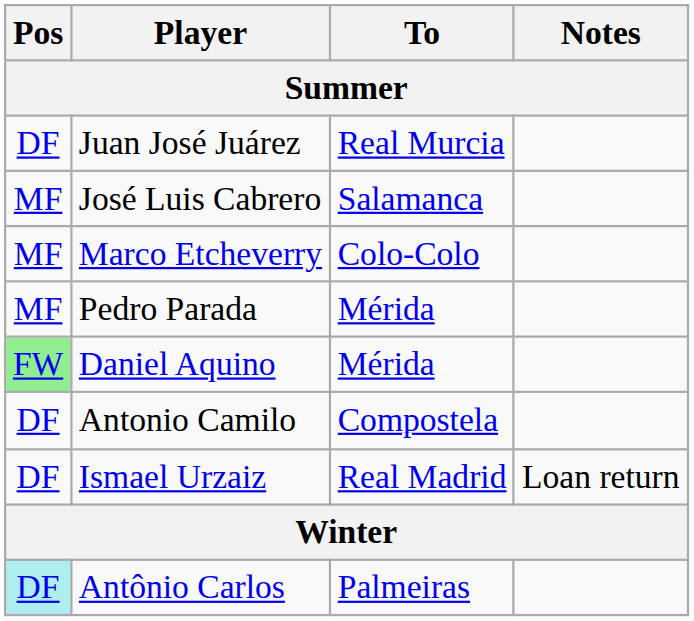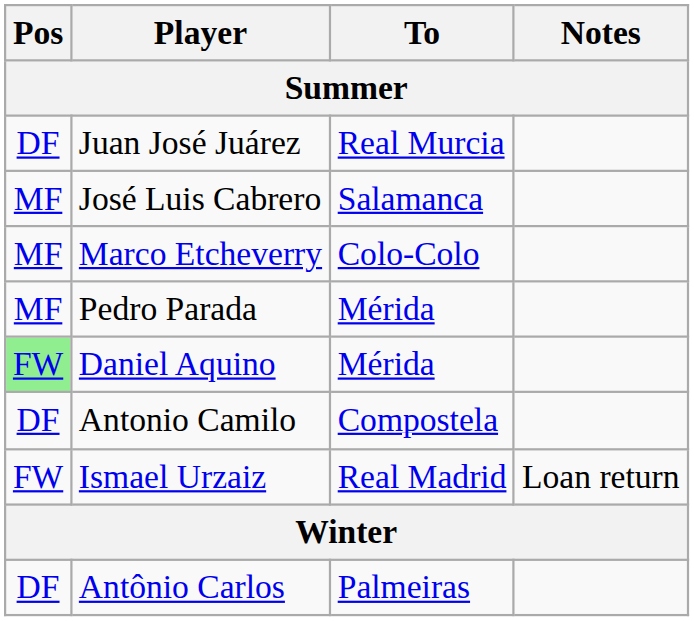(38, 475) DF -> (38, 475) FW
(38, 586) paleturquoise background -> (38, 586) no background
